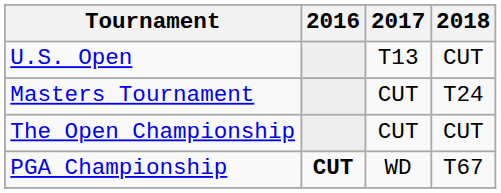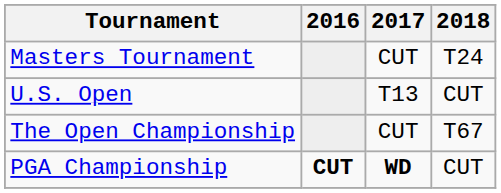rows swapped: (132, 96) <-> (71, 60)
(463, 133) CUT -> (463, 133) T67
(398, 169) normal -> (398, 169) bold
(463, 169) T67 -> (463, 169) CUT
